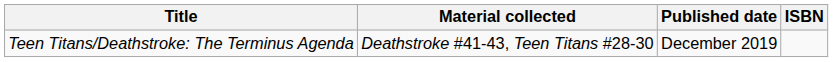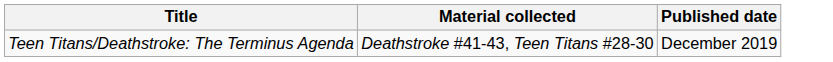- column: (804, 17)
